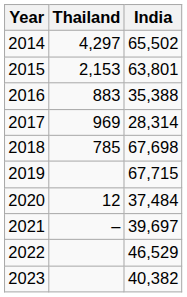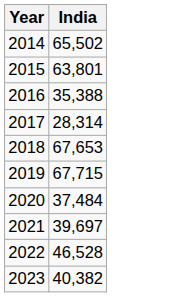- column: (86, 17)
(153, 148) 67,698 -> (78, 148) 67,653
(153, 252) 46,529 -> (78, 252) 46,528
